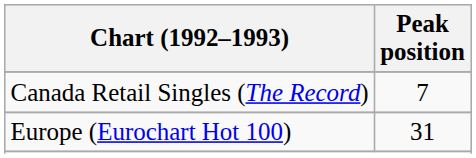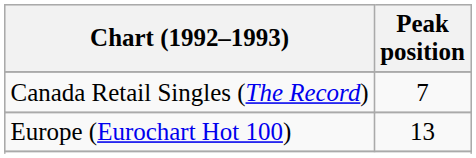(422, 131) 31 -> (422, 131) 13
